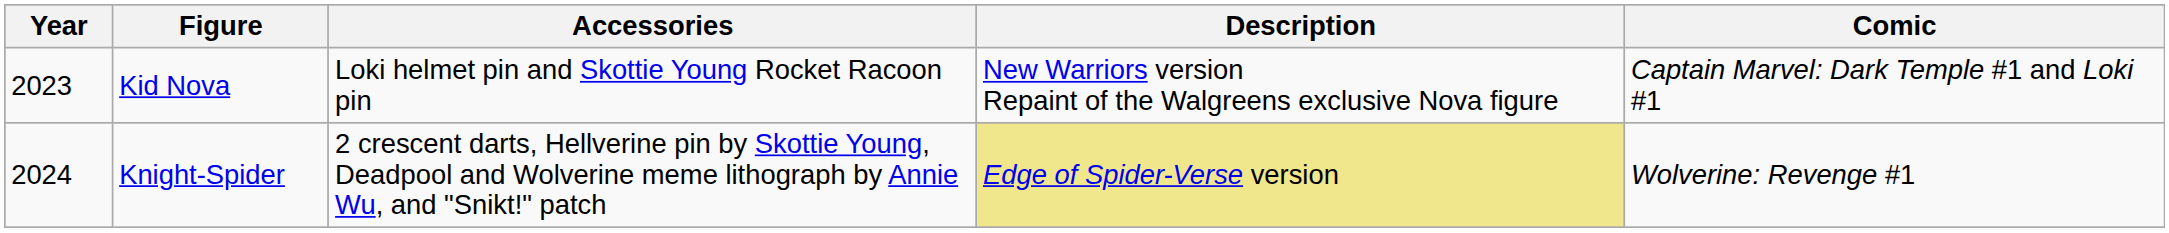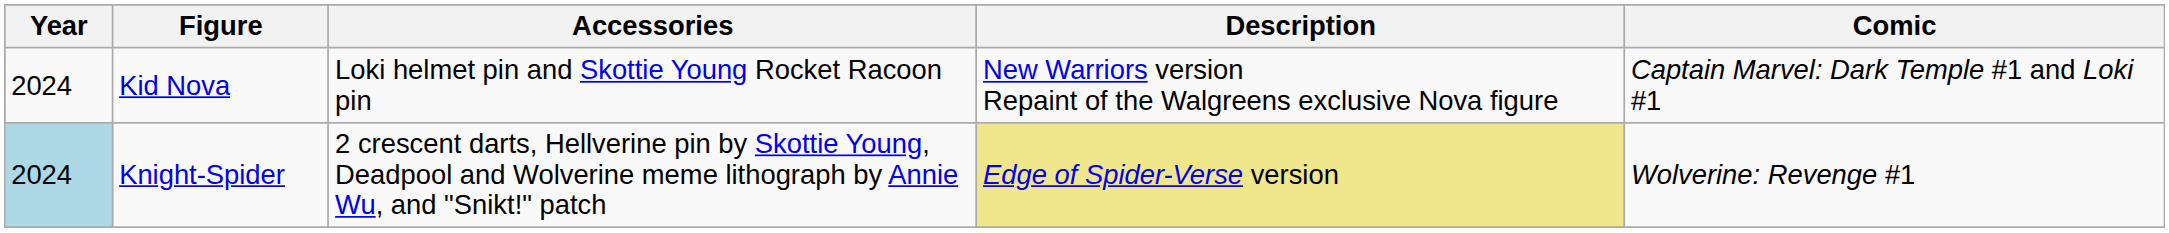(42, 84) 2023 -> (42, 84) 2024
(42, 174) no background -> (42, 174) lightblue background
